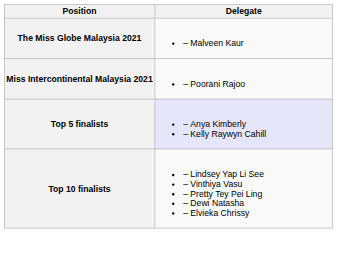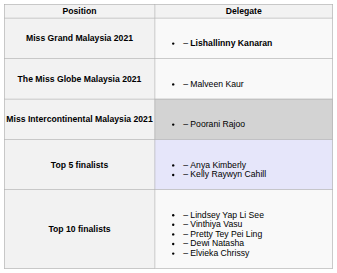+ row: (80, 39)
(244, 84) no background -> (244, 124) lightgrey background
